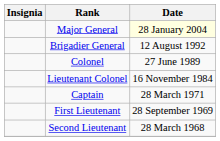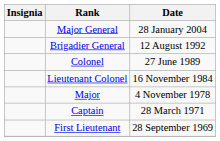(173, 29) lightyellow background -> (173, 29) no background
+ row: (87, 95)
- row: (87, 128)
